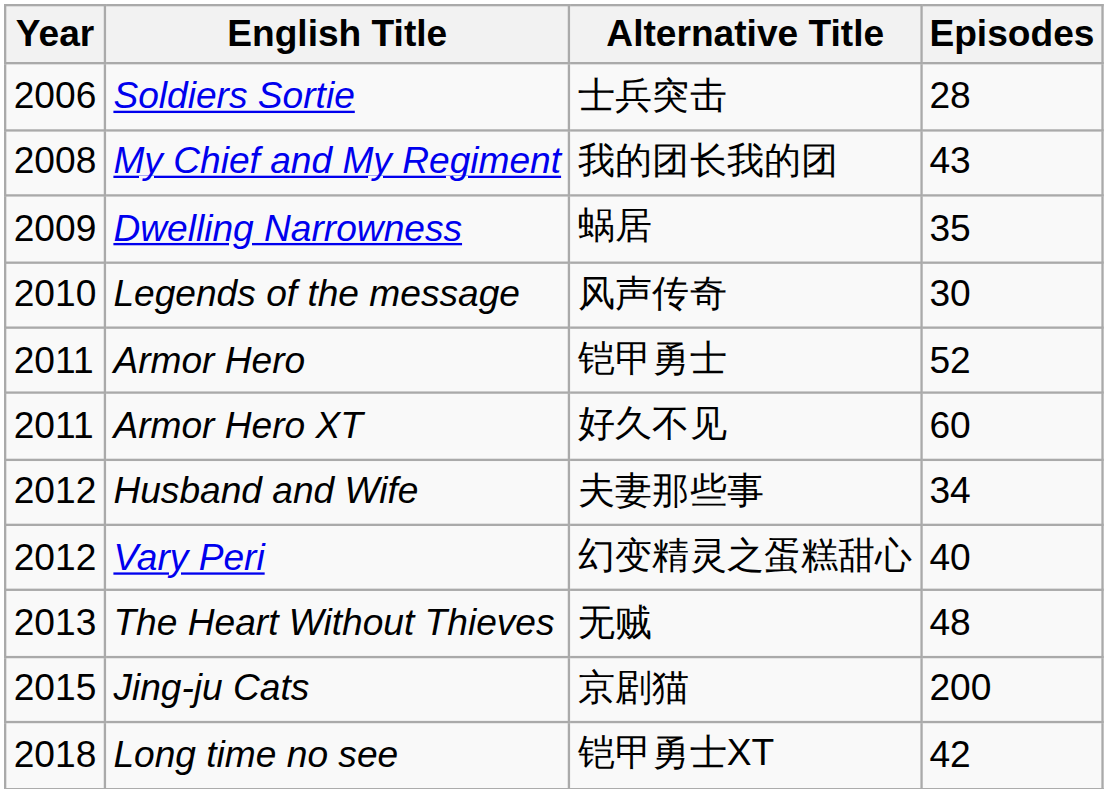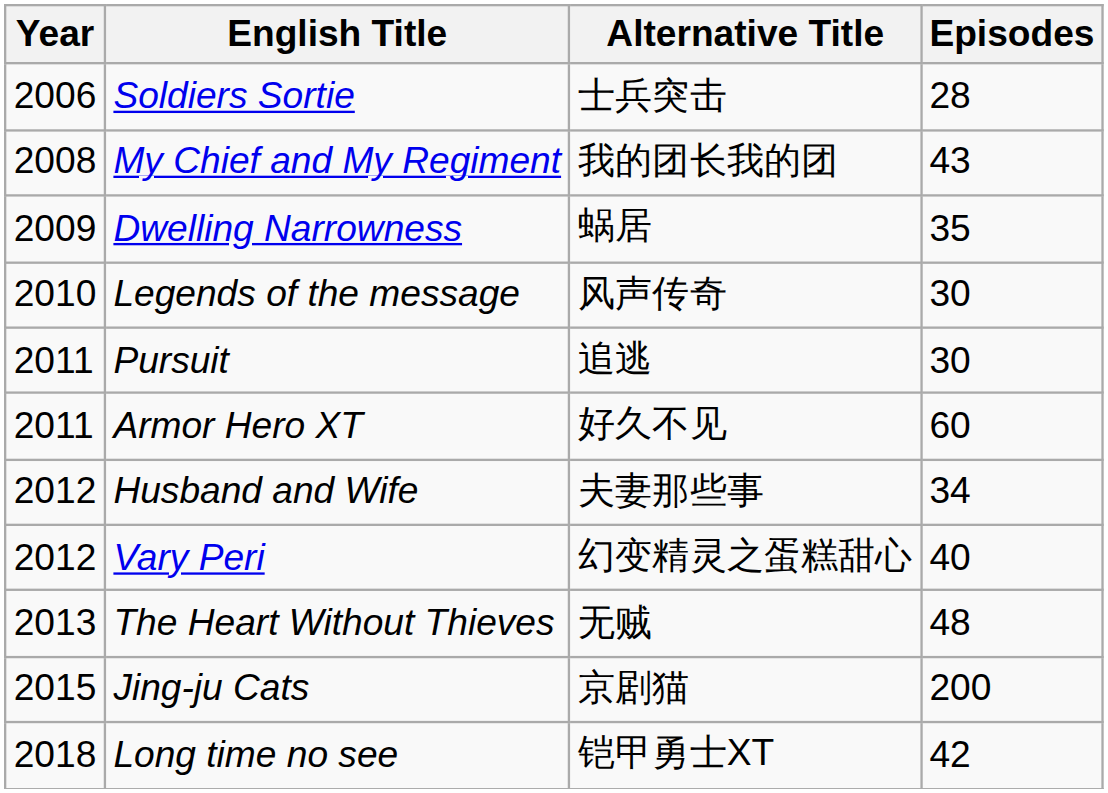+ row: (171, 359)
- row: (209, 359)
